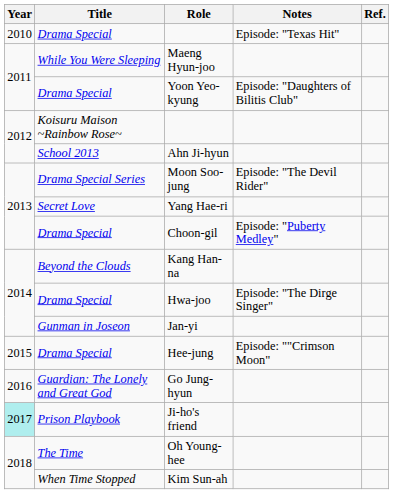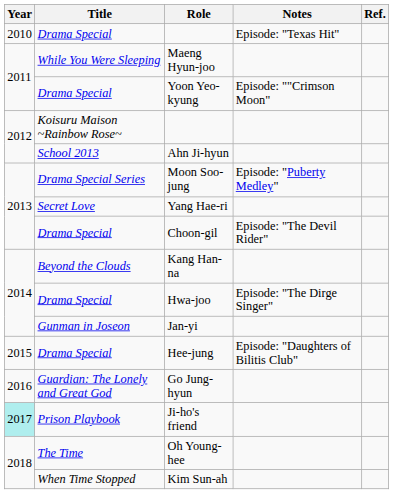(293, 93) Episode: "Daughters of Bilitis Club" -> (285, 93) Episode: ""Crimson Moon"
(286, 180) Episode: "The Devil Rider" -> (281, 180) Episode: "Puberty Medley"
(281, 232) Episode: "Puberty Medley" -> (286, 232) Episode: "The Devil Rider"
(285, 352) Episode: ""Crimson Moon" -> (293, 352) Episode: "Daughters of Bilitis Club"
